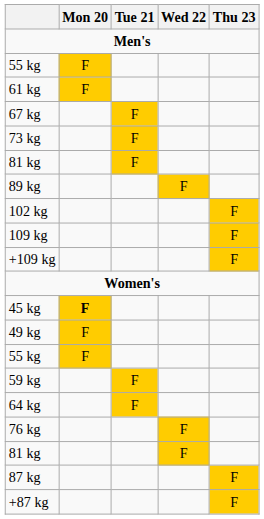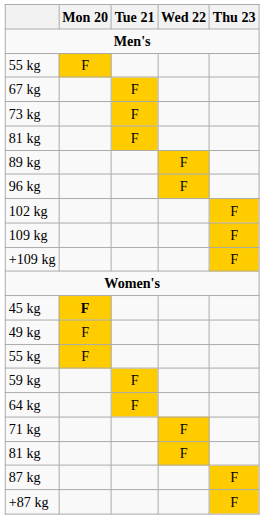- row: (25, 89)
+ row: (25, 186)
+ row: (25, 429)
- row: (25, 429)
